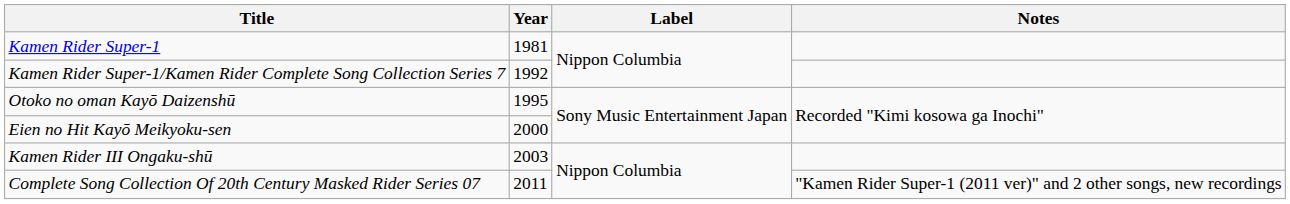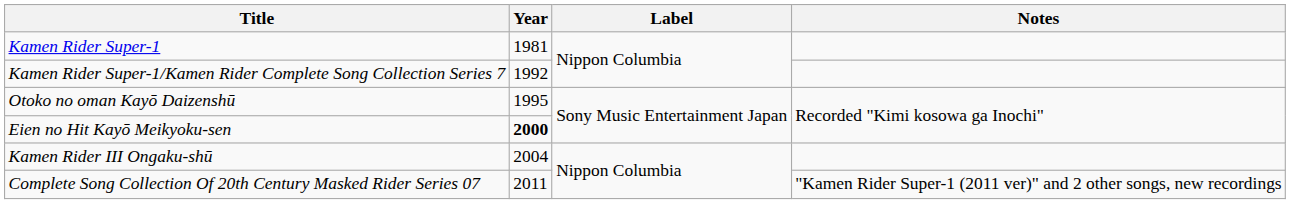(531, 128) normal -> (531, 128) bold
(531, 156) 2003 -> (531, 156) 2004
